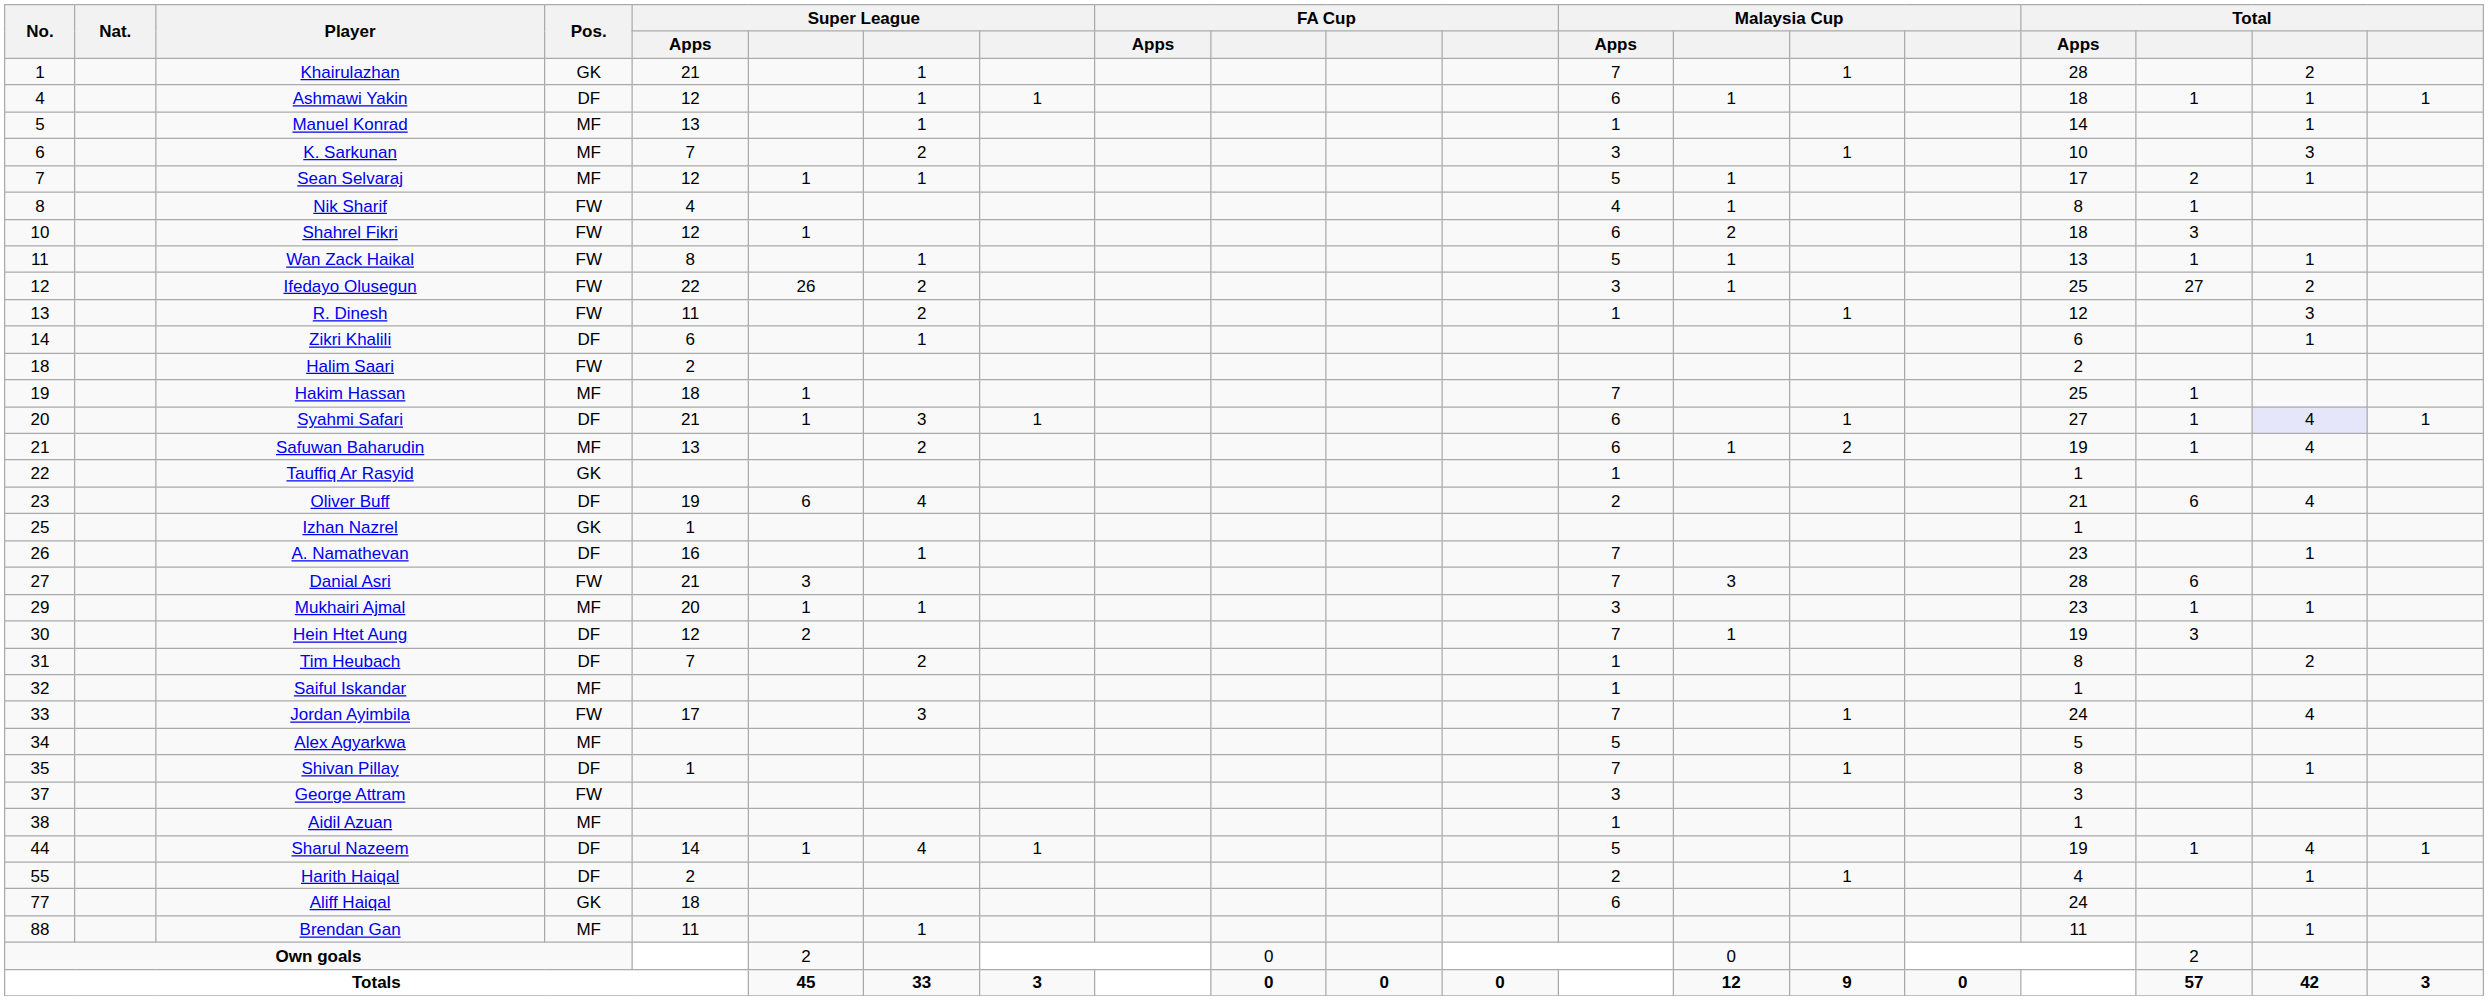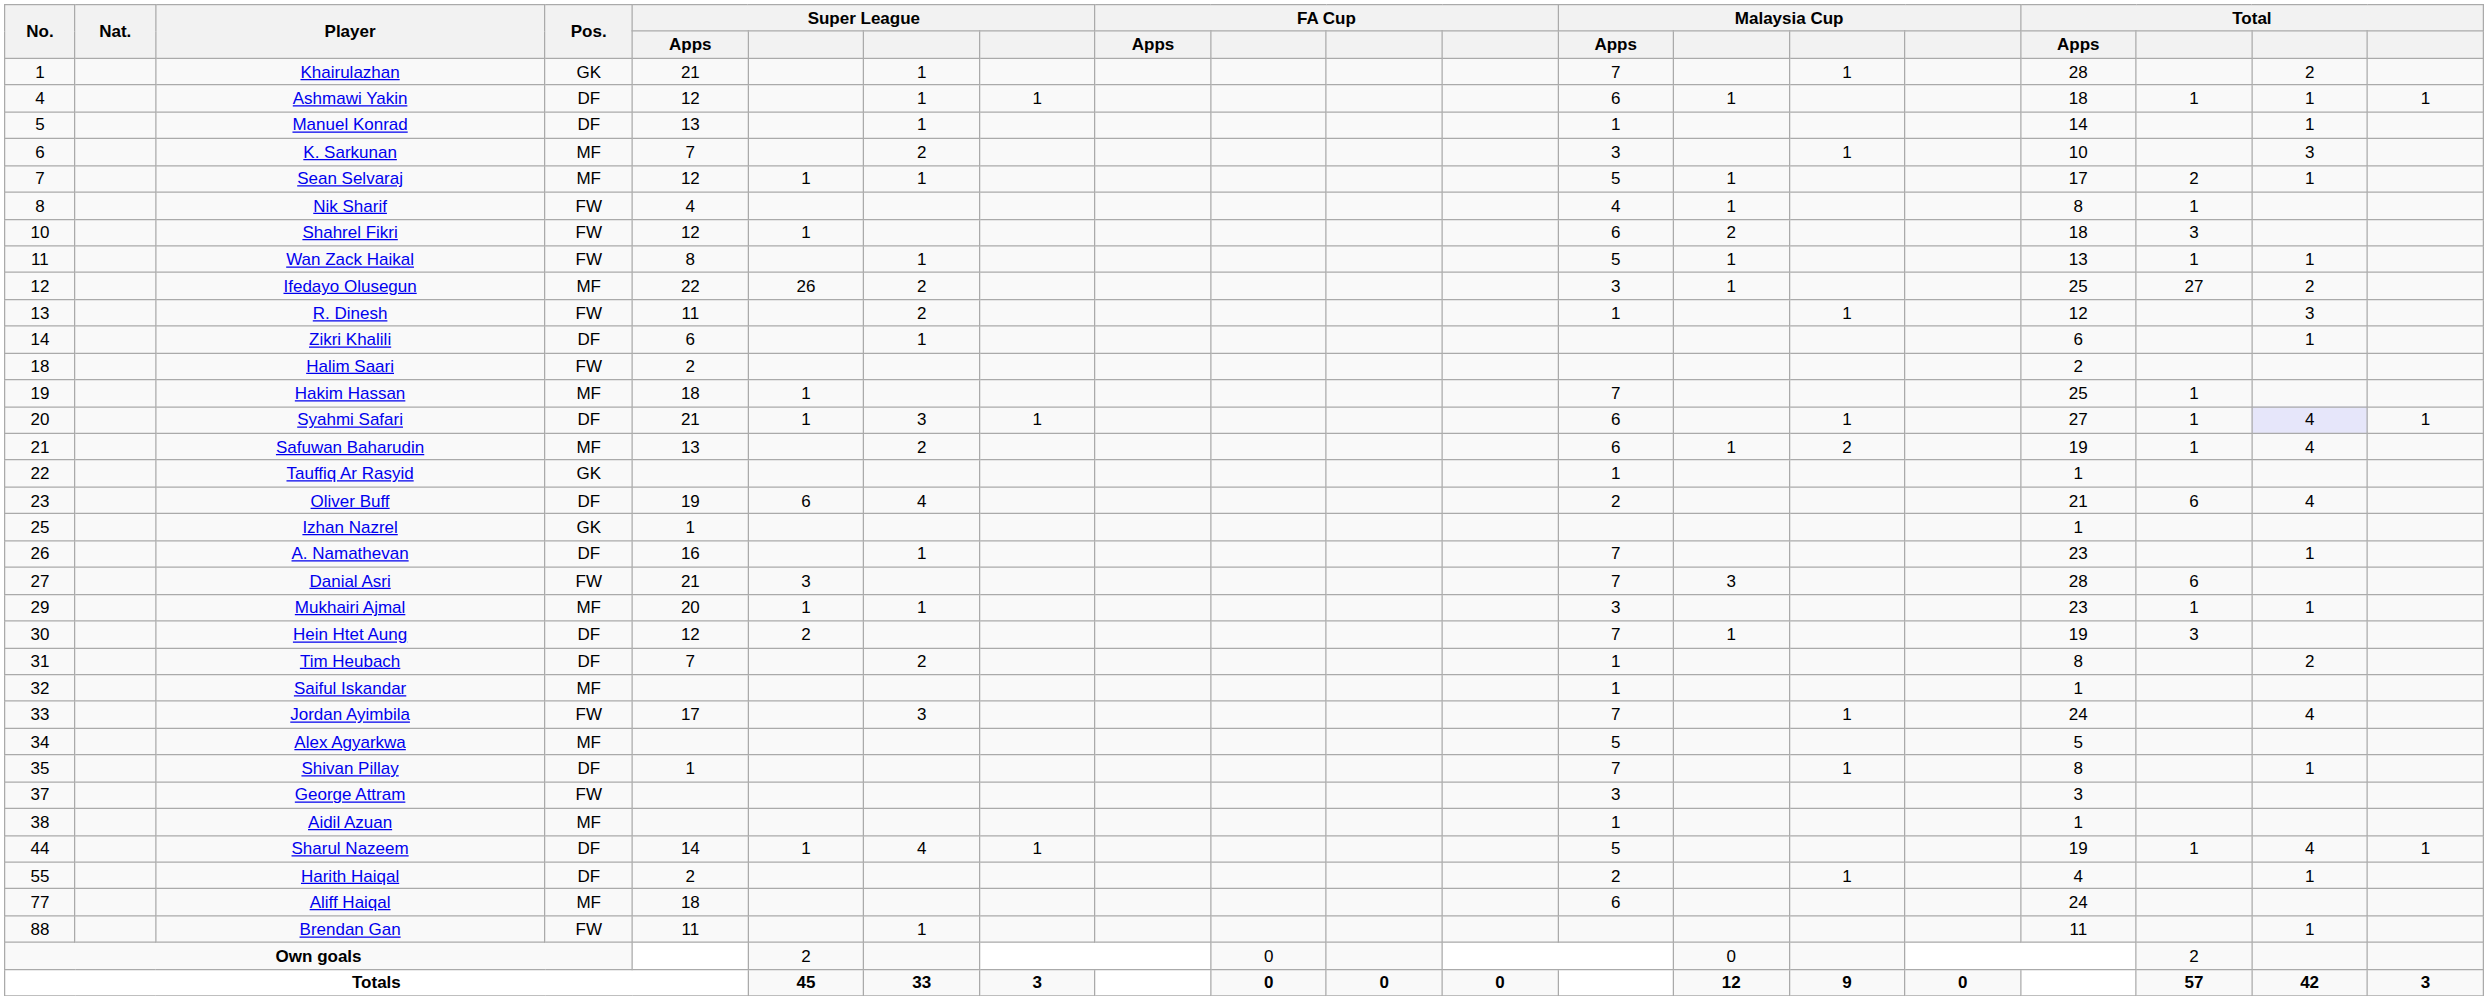(589, 125) MF -> (589, 125) DF
(589, 286) FW -> (589, 286) MF
(589, 902) GK -> (589, 902) MF
(589, 929) MF -> (589, 929) FW
